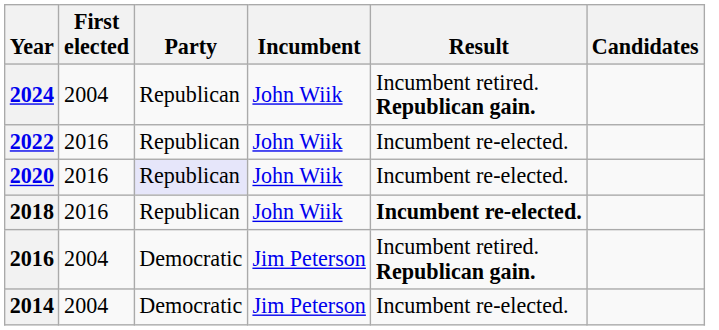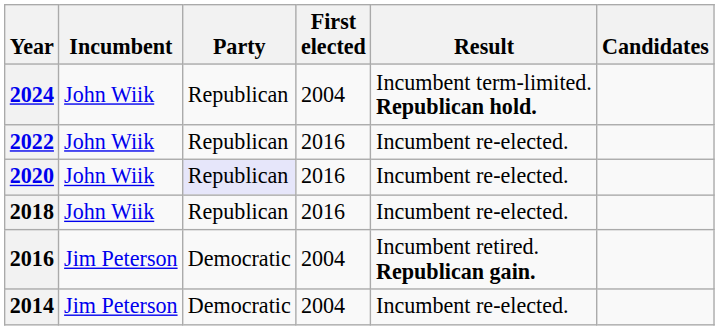columns swapped: (309, 46) <-> (97, 34)
(458, 94) Incumbent retired. Republican gain. -> (484, 94) Incumbent term-limited. Republican hold.
(479, 211) bold -> (472, 211) normal
